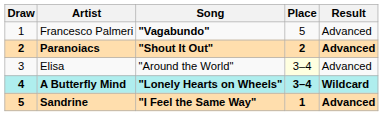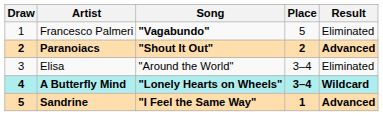(347, 31) Advanced -> (348, 31) Eliminated
(302, 66) lightyellow background -> (302, 66) no background
(347, 66) Advanced -> (348, 66) Eliminated
